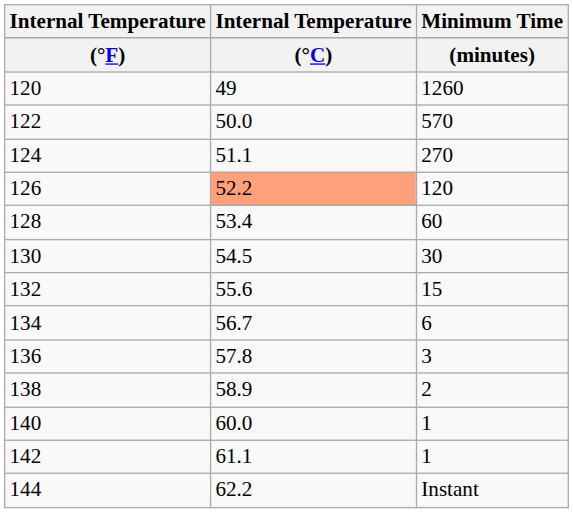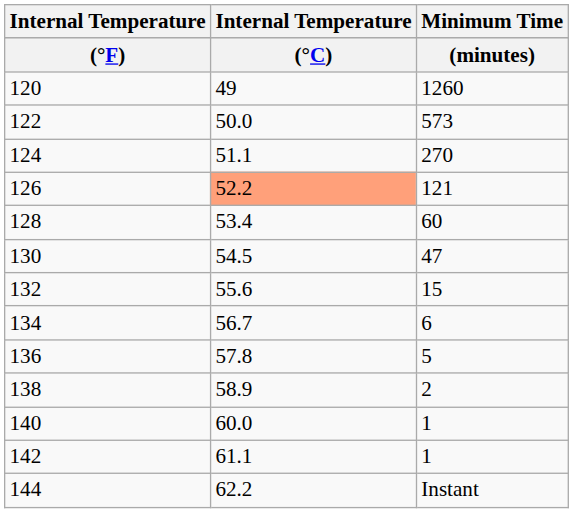(437, 121) 570 -> (437, 121) 573
(437, 188) 120 -> (437, 188) 121
(432, 255) 30 -> (432, 255) 47
(427, 356) 3 -> (427, 356) 5
